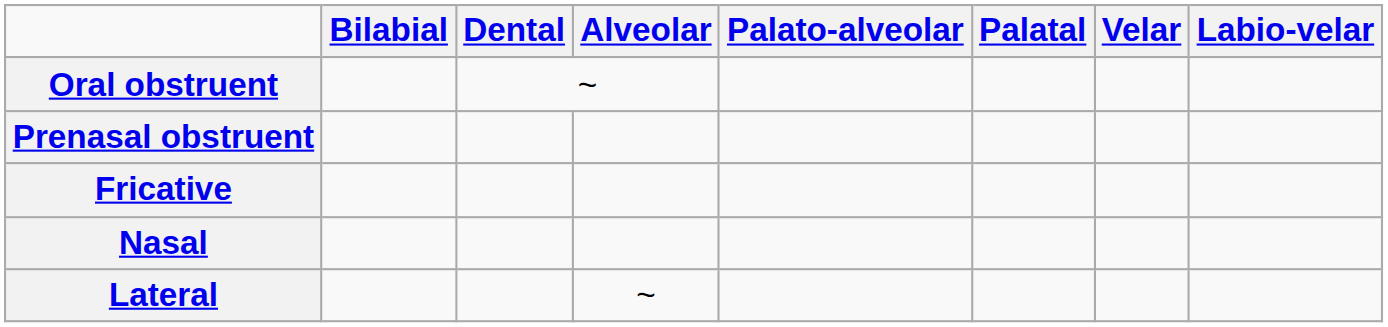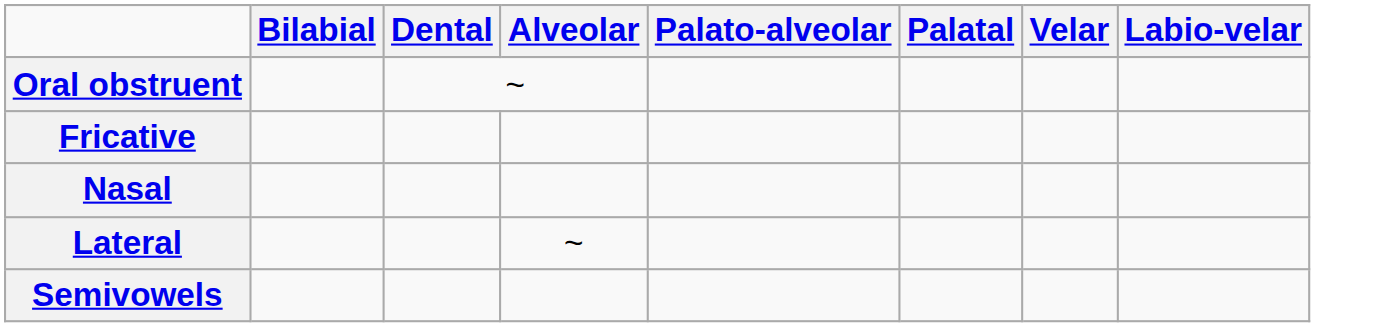- row: (163, 136)
+ row: (127, 294)
